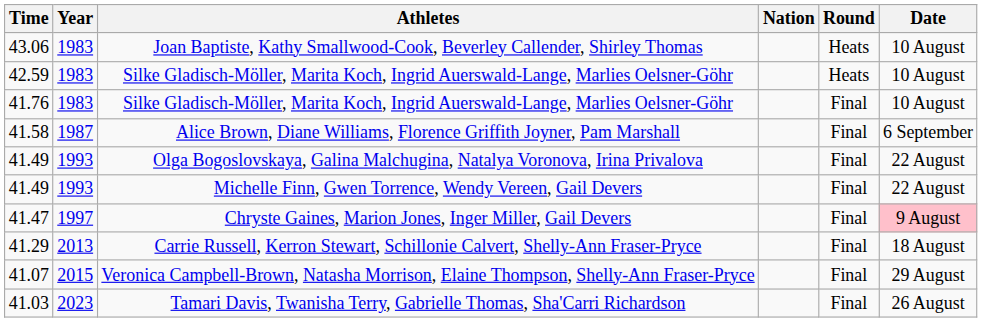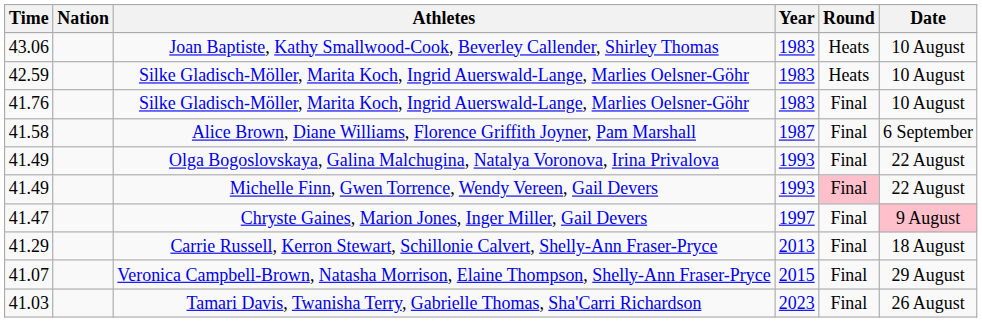columns swapped: (789, 18) <-> (75, 18)
(849, 189) no background -> (849, 189) pink background
